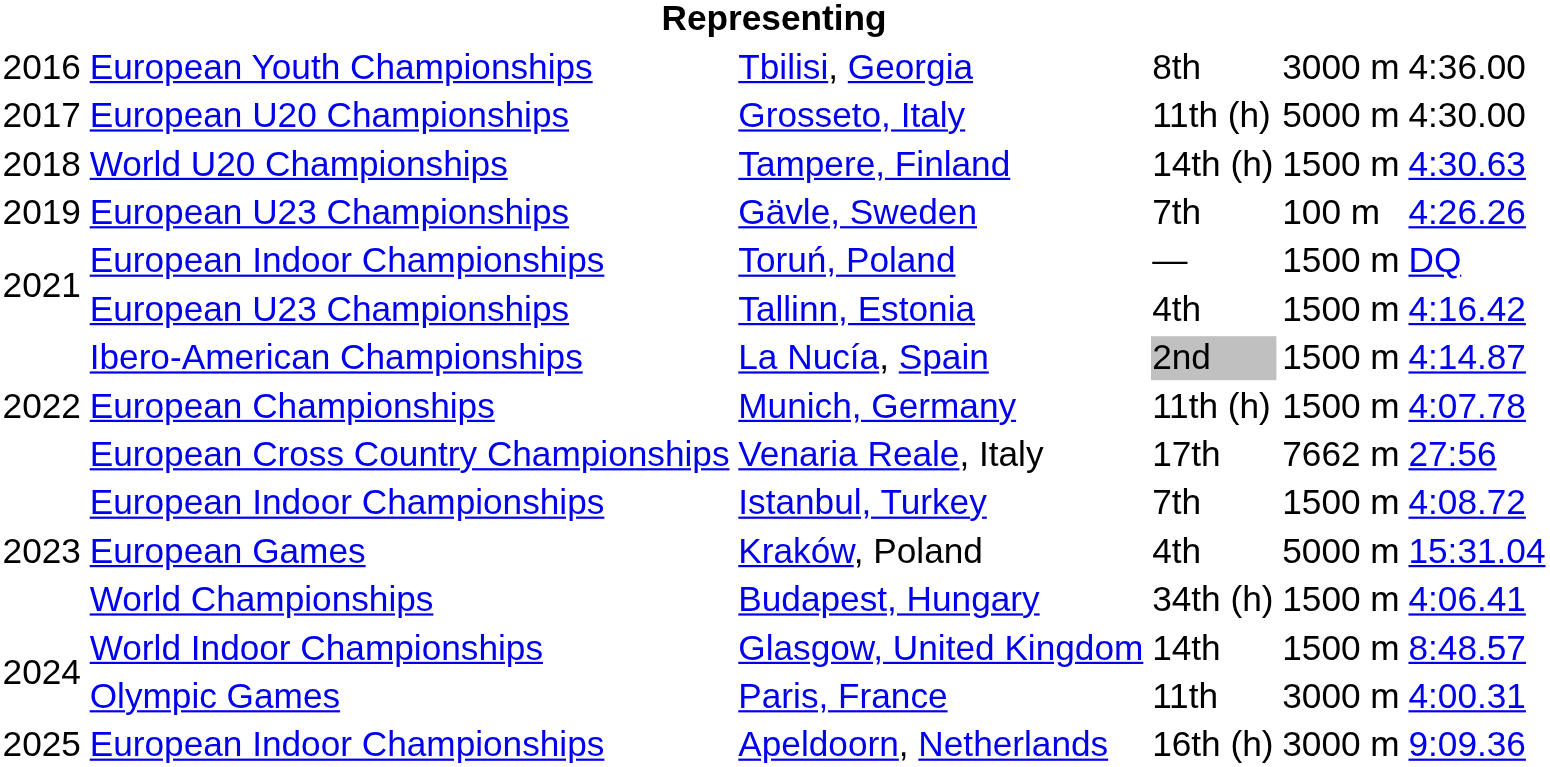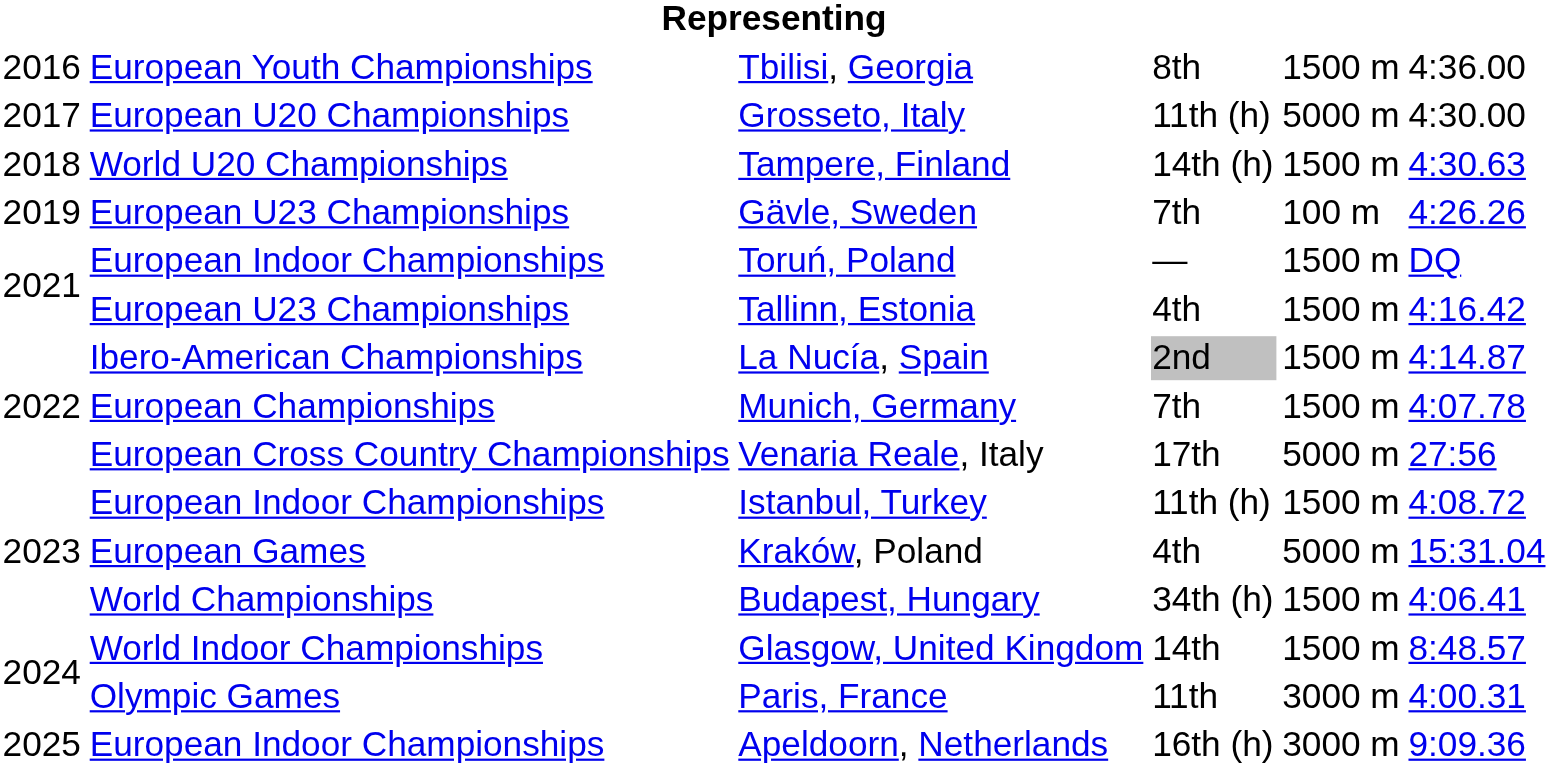(1341, 67) 3000 m -> (1341, 67) 1500 m
(1211, 406) 11th (h) -> (1177, 406) 7th
(1341, 454) 7662 m -> (1341, 454) 5000 m
(1177, 502) 7th -> (1211, 502) 11th (h)
